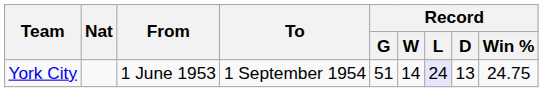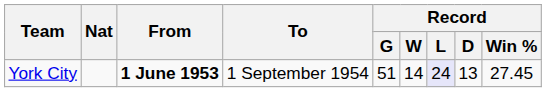(168, 73) normal -> (170, 73) bold
(509, 73) 24.75 -> (512, 73) 27.45
